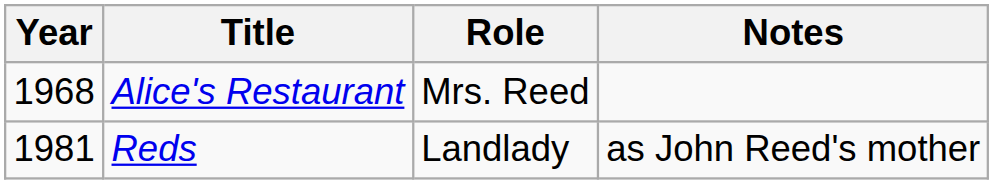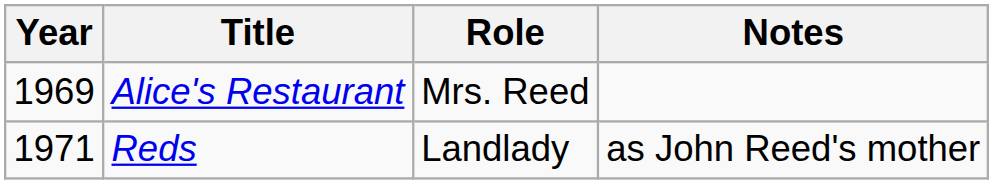(54, 91) 1968 -> (54, 91) 1969
(54, 149) 1981 -> (54, 149) 1971
